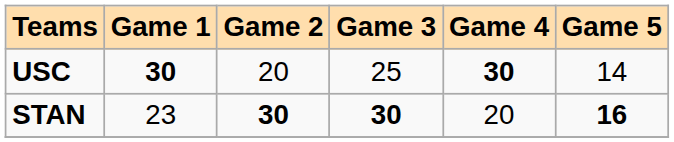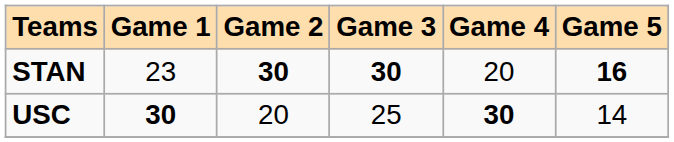rows swapped: (49, 114) <-> (41, 71)
